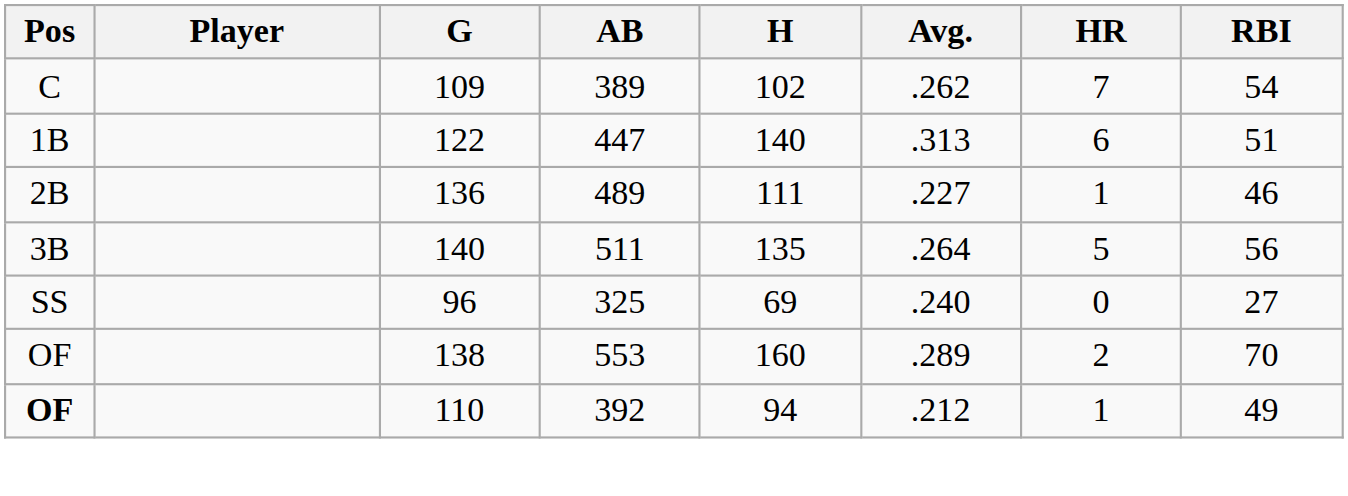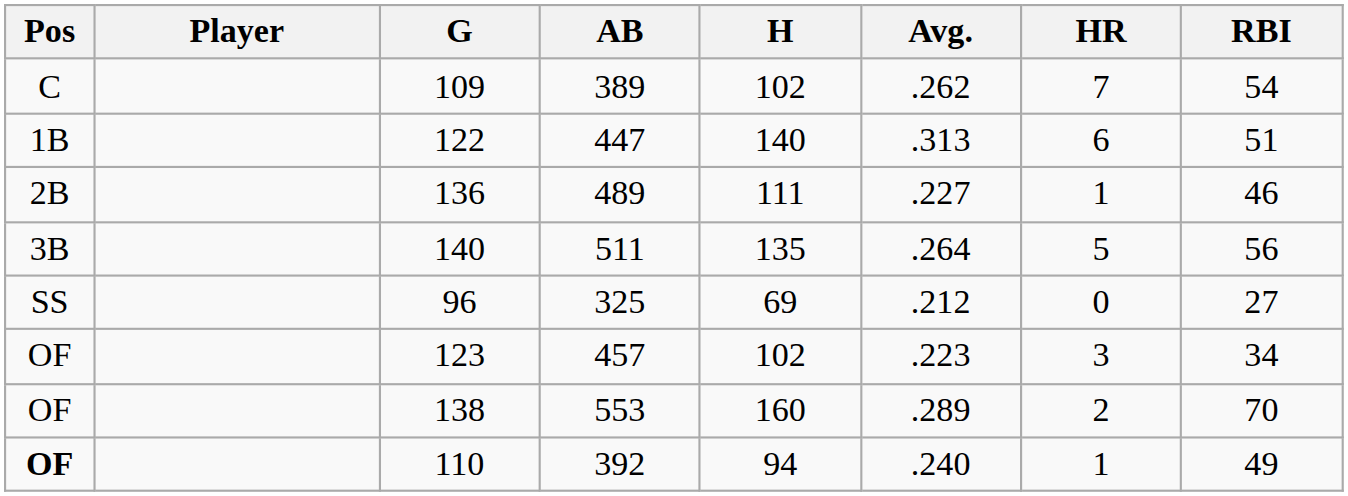(941, 301) .240 -> (941, 301) .212
+ row: (459, 355)
(941, 409) .212 -> (941, 463) .240
